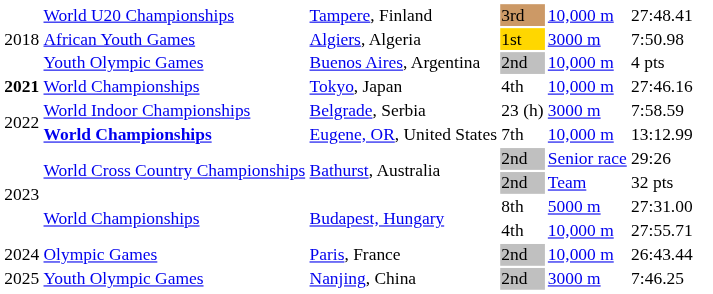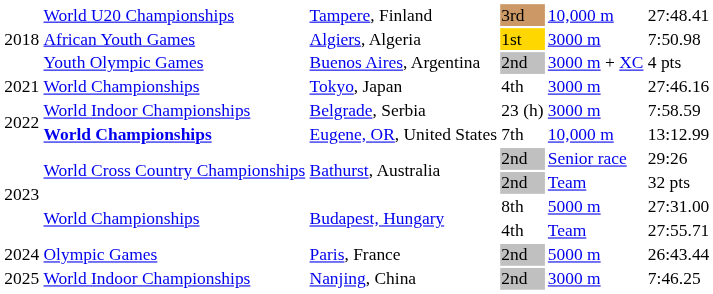(581, 62) 10,000 m -> (596, 62) 3000 m + XC
(22, 86) bold -> (22, 86) normal
(581, 86) 10,000 m -> (574, 86) 3000 m
(581, 230) 10,000 m -> (567, 230) Team
(581, 254) 10,000 m -> (574, 254) 5000 m
(124, 278) Youth Olympic Games -> (147, 278) World Indoor Championships
